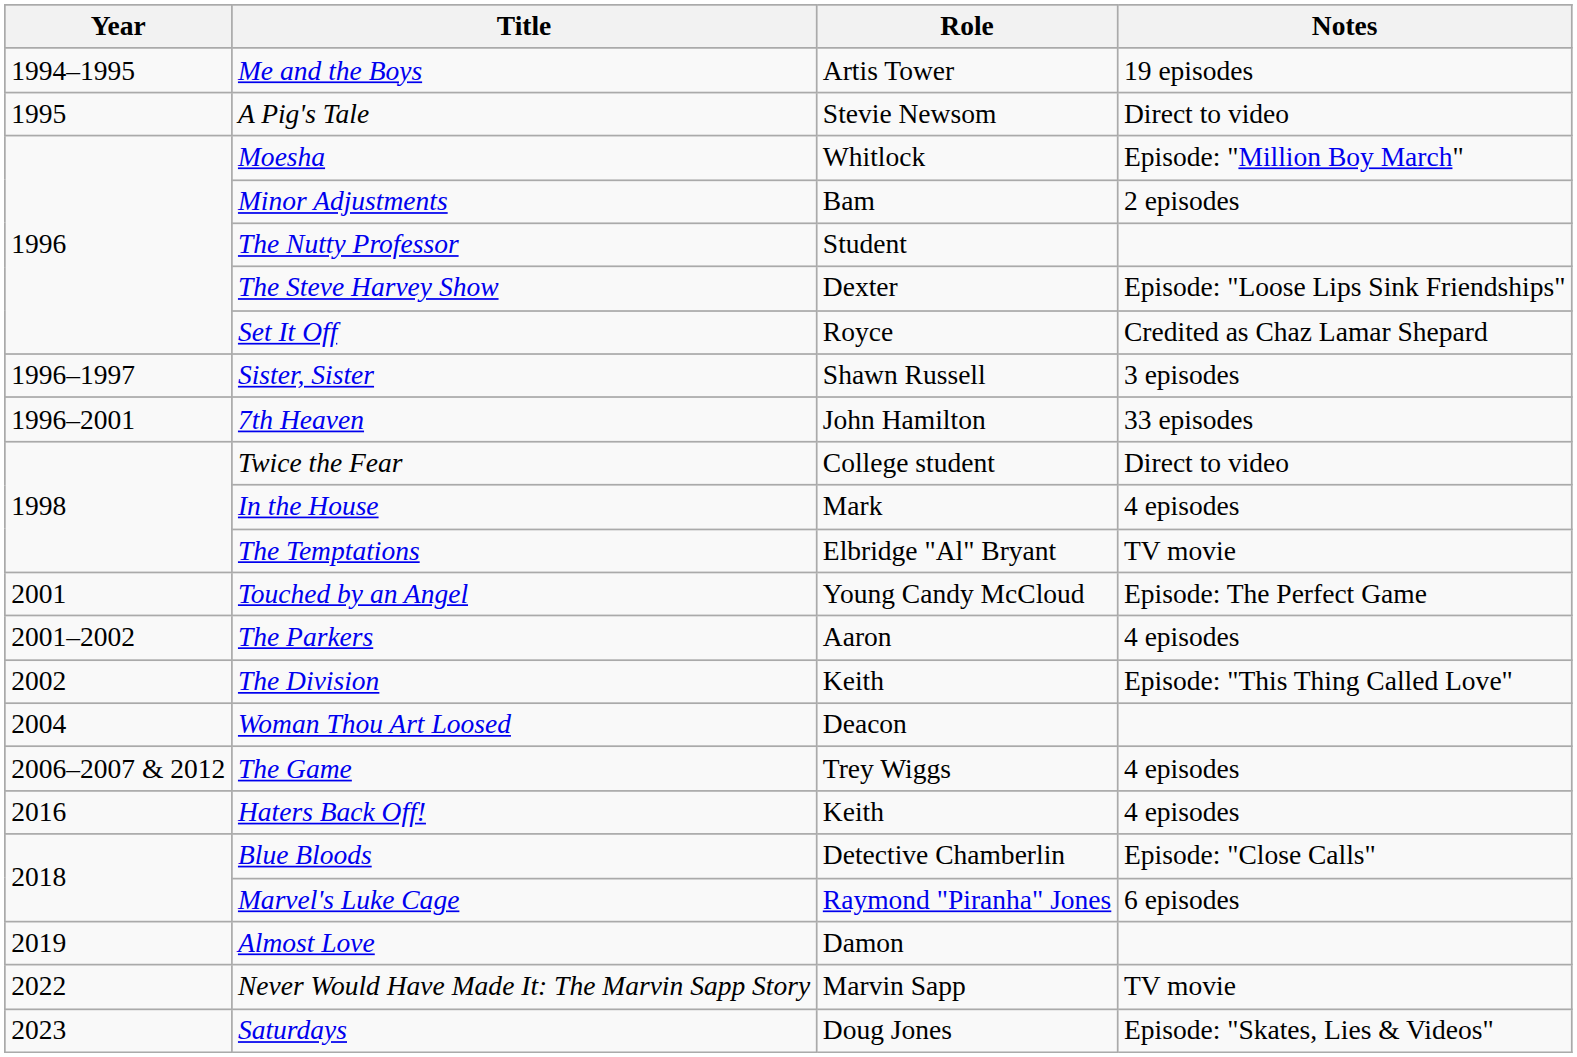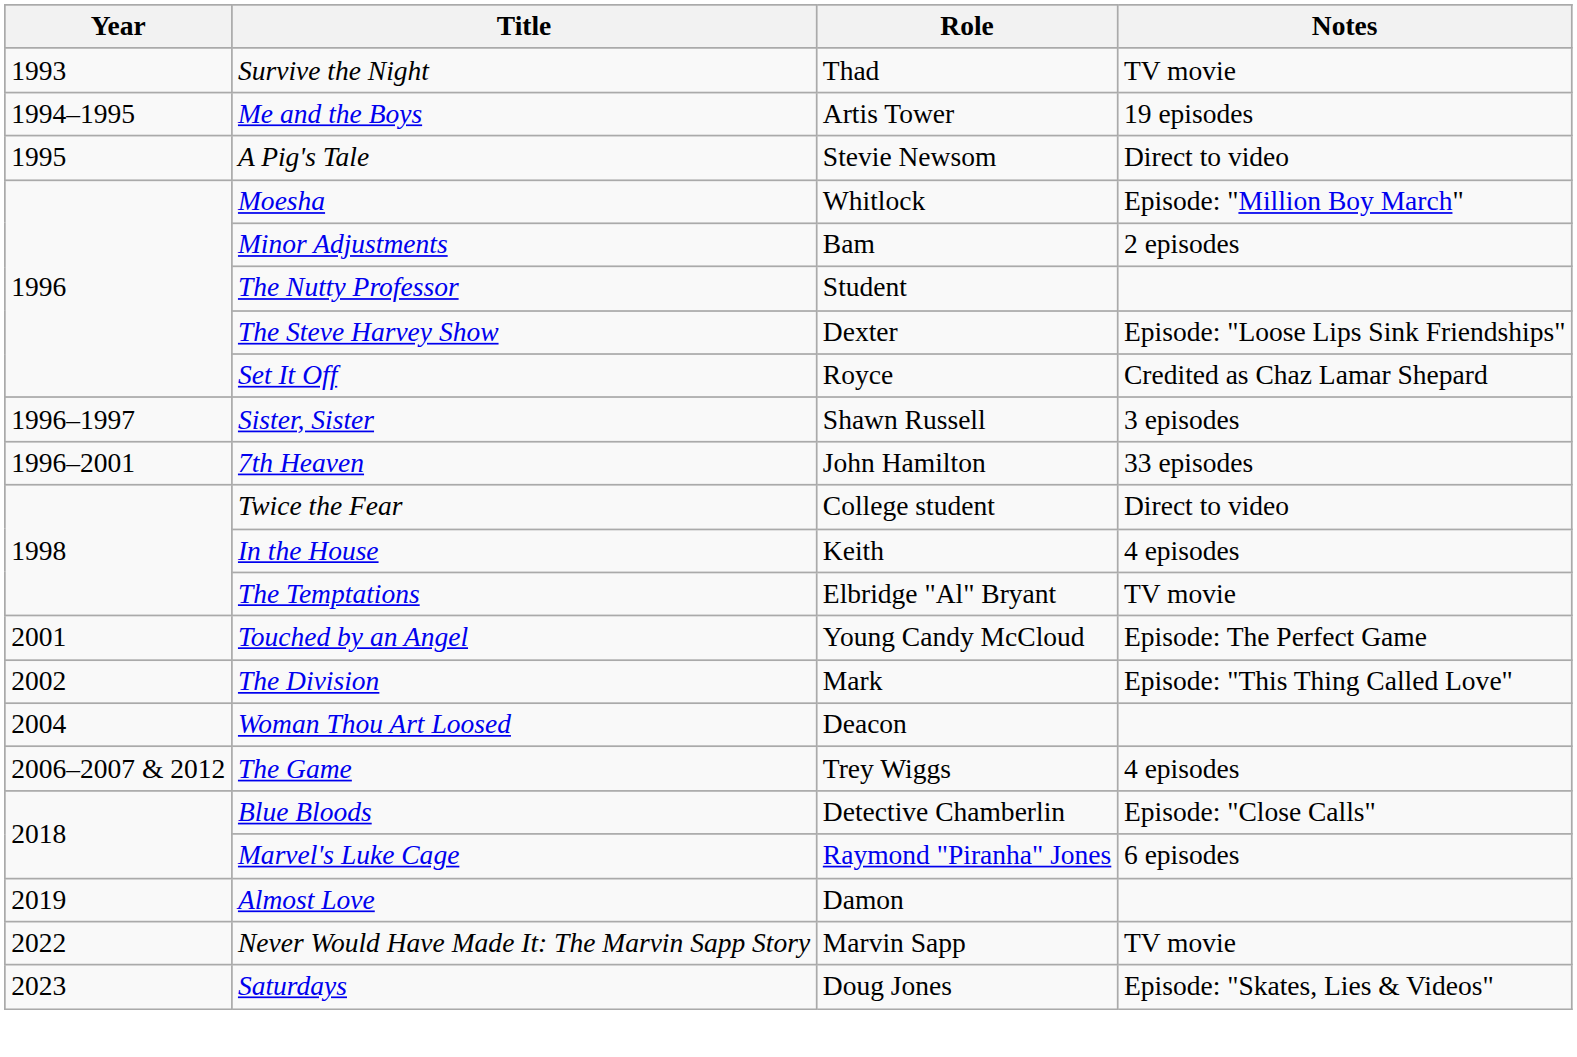+ row: (333, 69)
(853, 506) Mark -> (853, 550) Keith
- row: (306, 637)
(853, 680) Keith -> (853, 680) Mark
- row: (332, 811)
